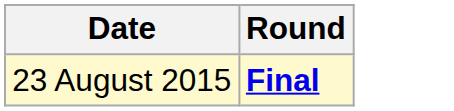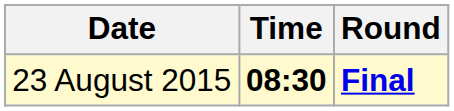+ column: (286, 29)
